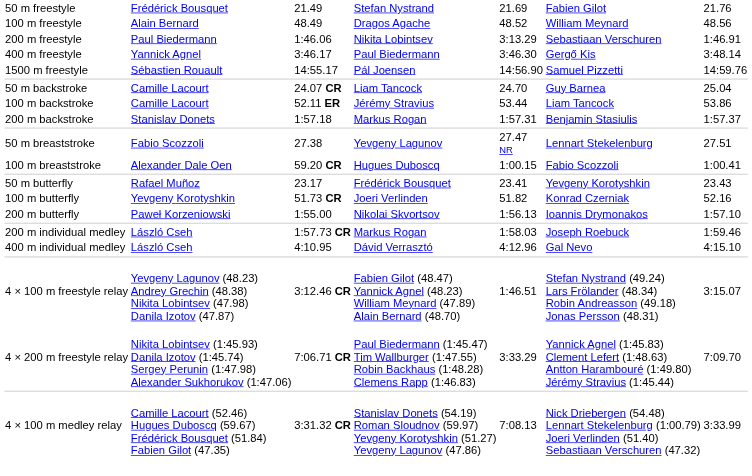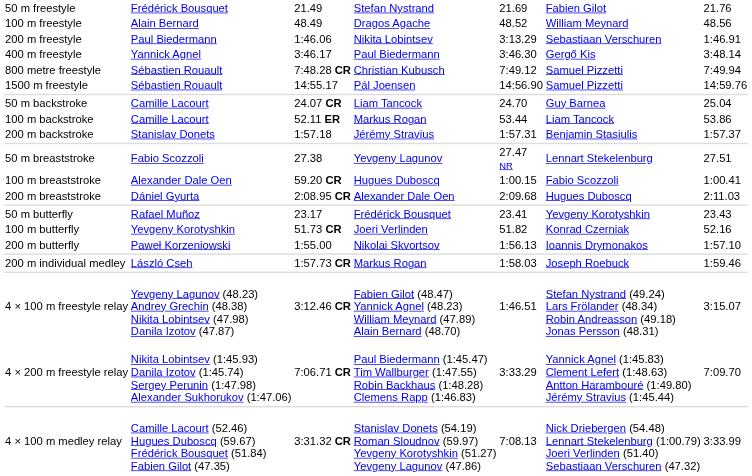+ row: (53, 70)
(394, 103) Jérémy Stravius -> (390, 119) Markus Rogan
(390, 119) Markus Rogan -> (394, 134) Jérémy Stravius
+ row: (53, 196)
- row: (65, 247)
